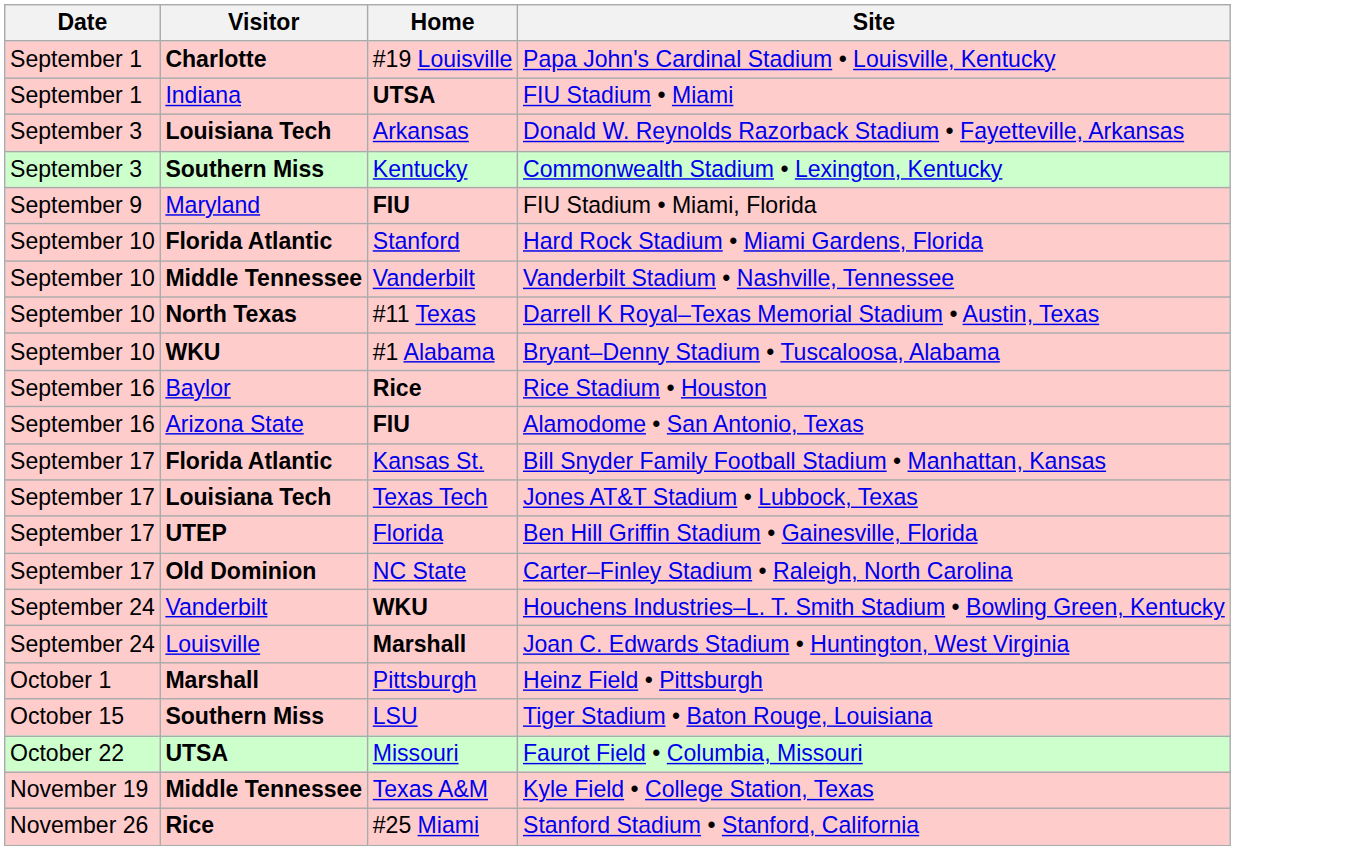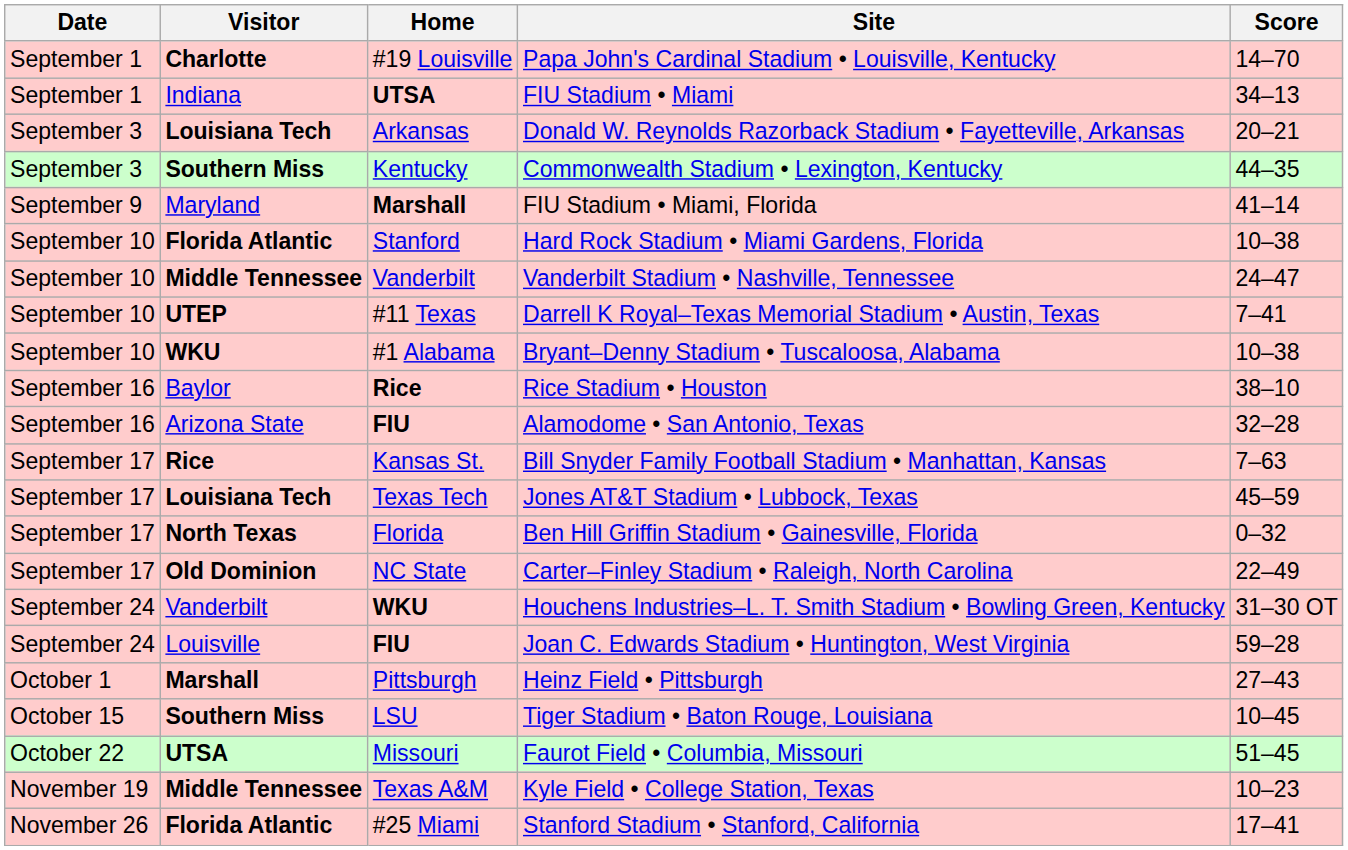+ column: (1287, 22)
(391, 205) FIU -> (420, 205) Marshall
(231, 315) North Texas -> (196, 315) UTEP
(249, 461) Florida Atlantic -> (190, 461) Rice
(196, 534) UTEP -> (231, 534) North Texas
(420, 643) Marshall -> (391, 643) FIU
(190, 826) Rice -> (249, 826) Florida Atlantic
